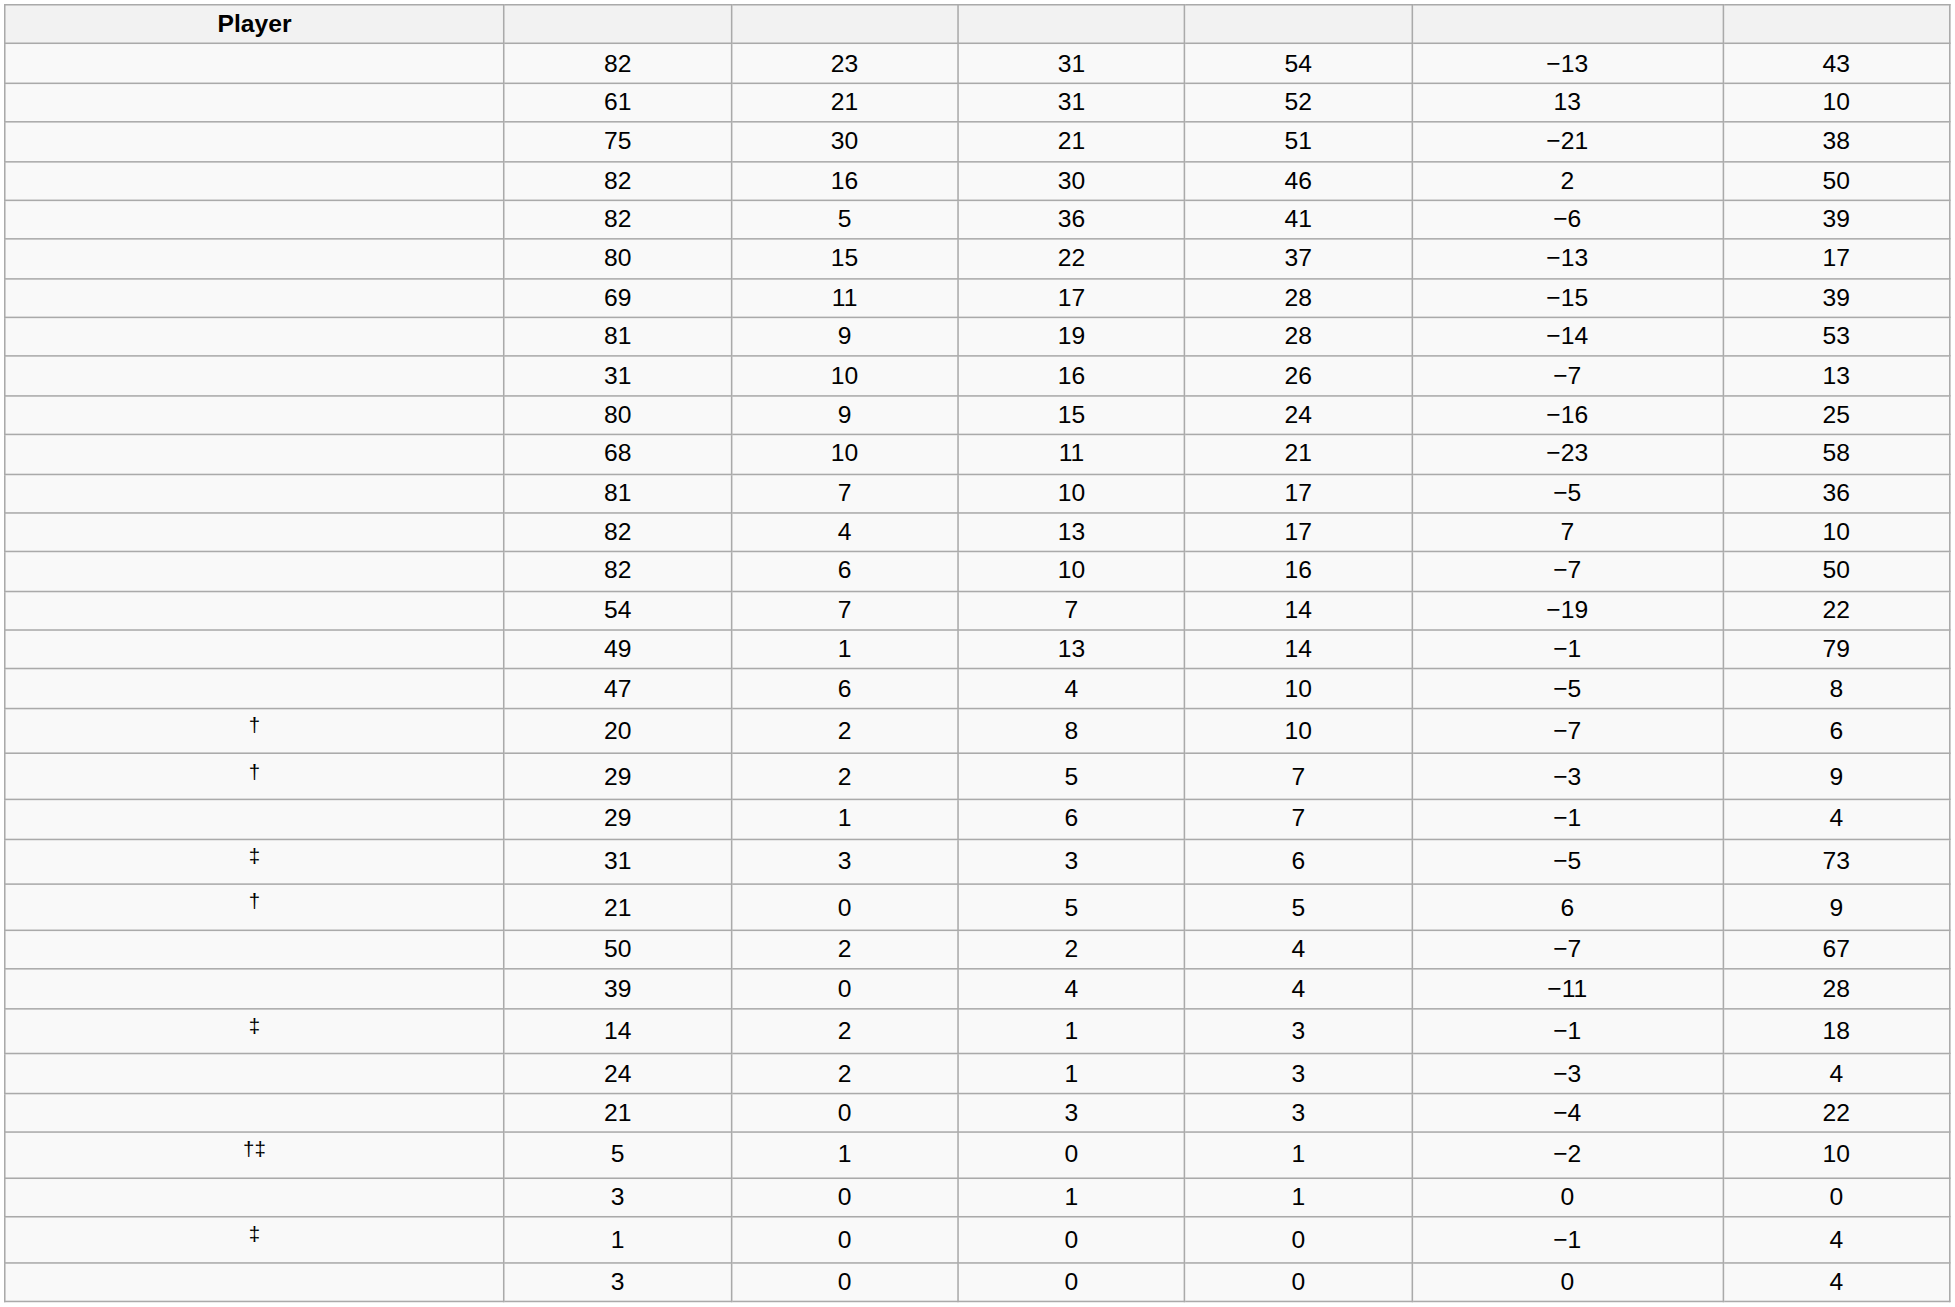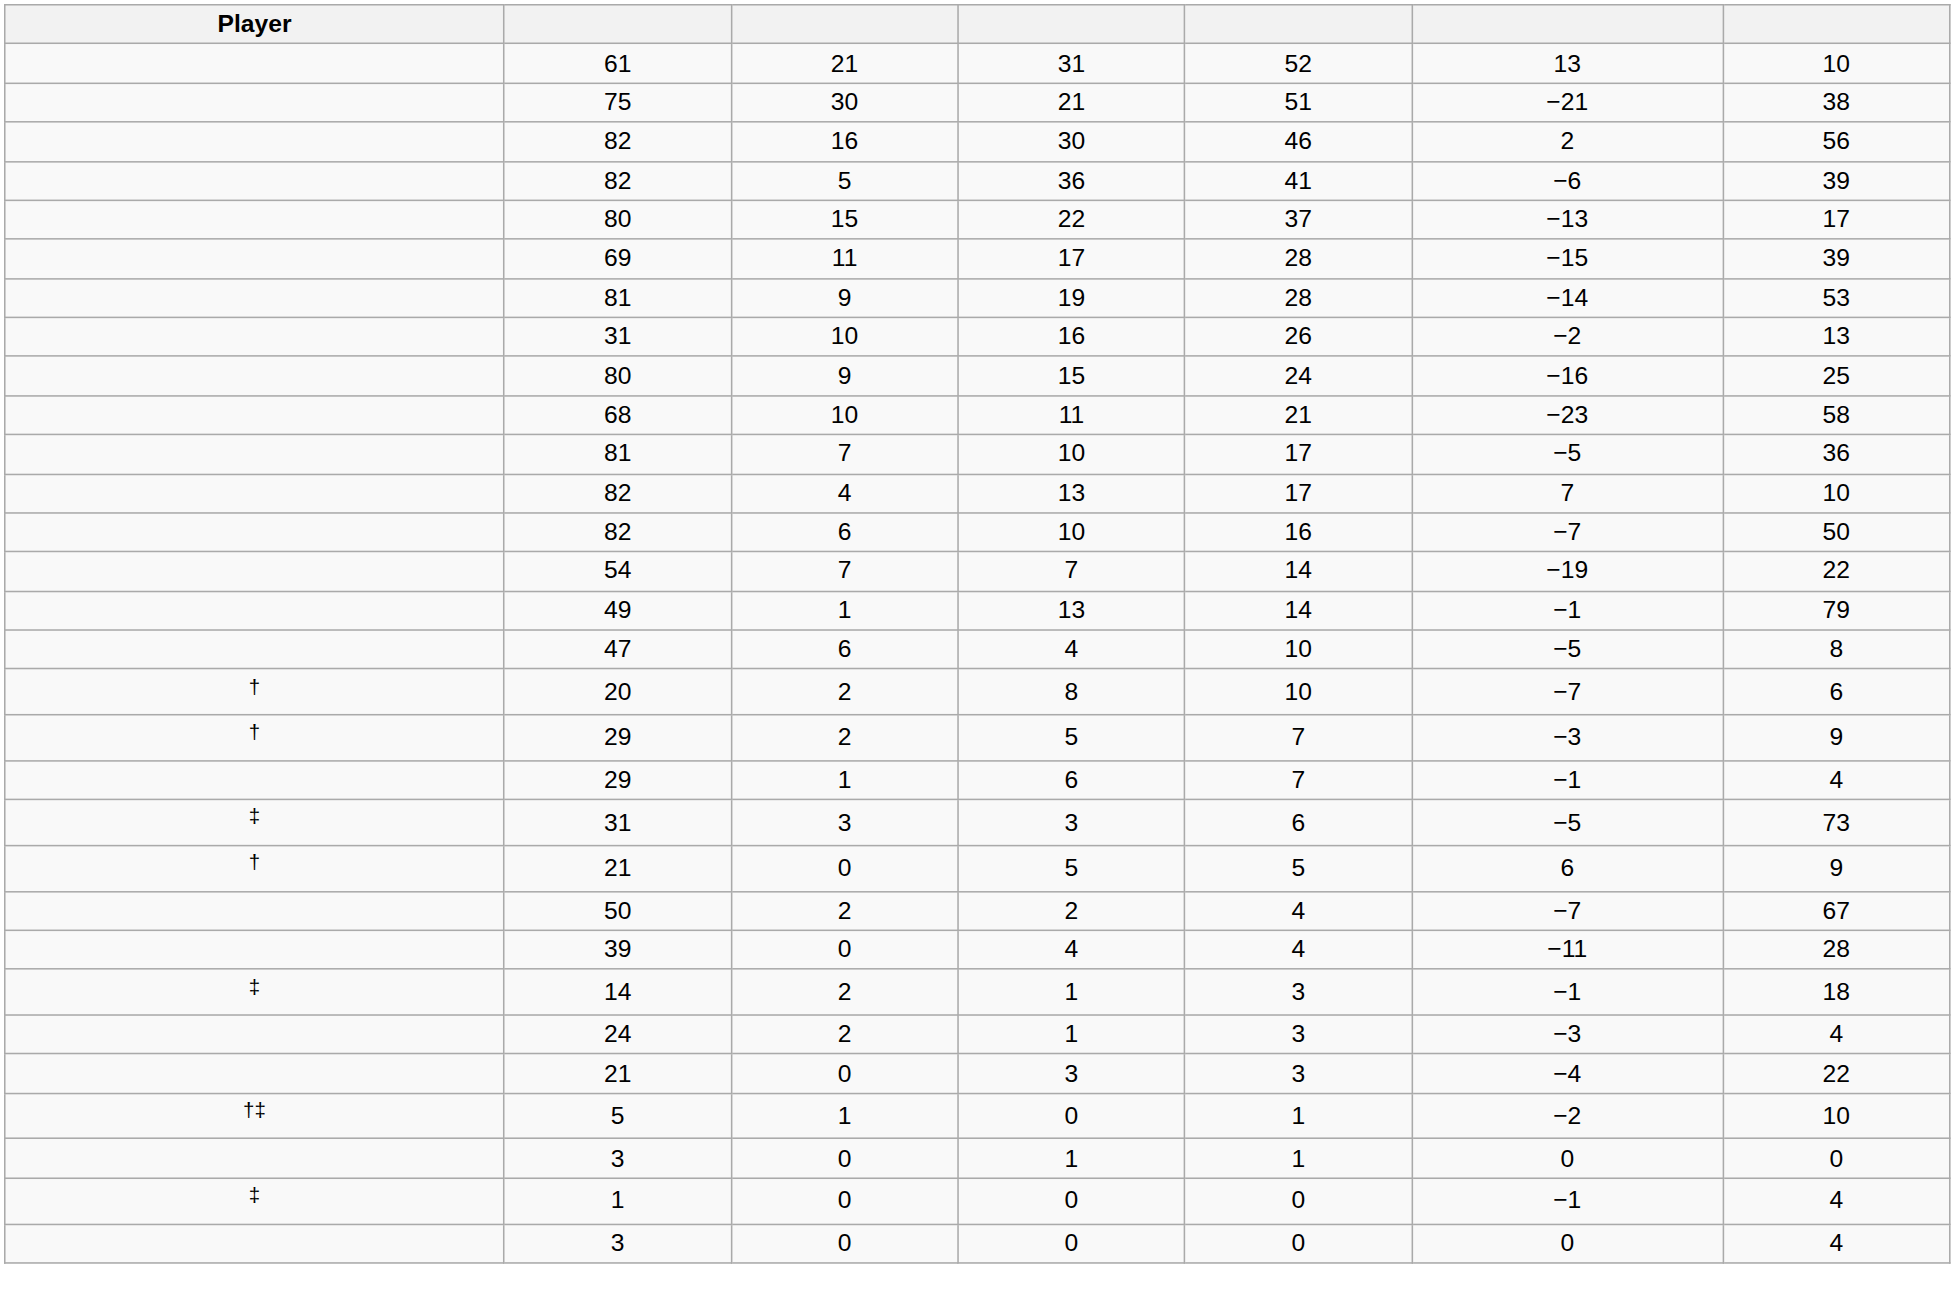- row: (618, 63)
(1836, 180) 50 -> (1836, 141) 56
(1567, 375) −7 -> (1567, 336) −2
